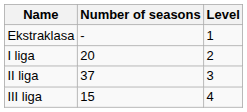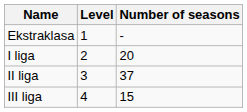columns swapped: (223, 14) <-> (140, 14)
